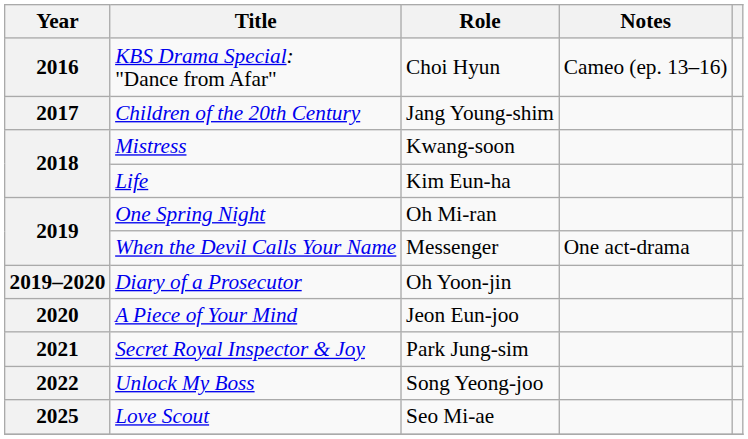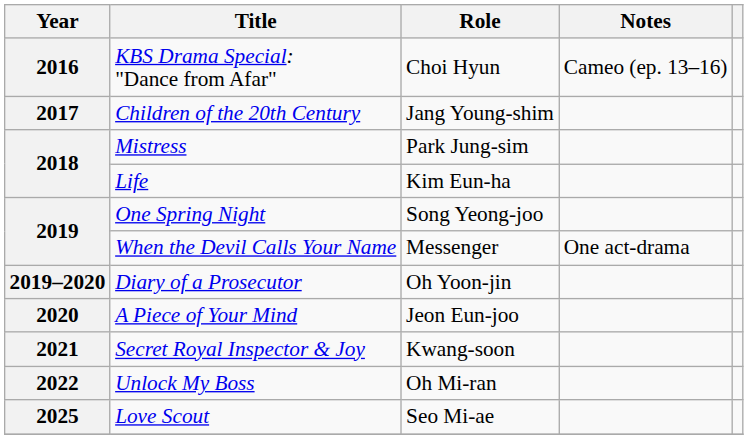(460, 146) Kwang-soon -> (467, 146) Park Jung-sim
(451, 214) Oh Mi-ran -> (475, 214) Song Yeong-joo
(467, 349) Park Jung-sim -> (460, 349) Kwang-soon
(475, 382) Song Yeong-joo -> (451, 382) Oh Mi-ran
